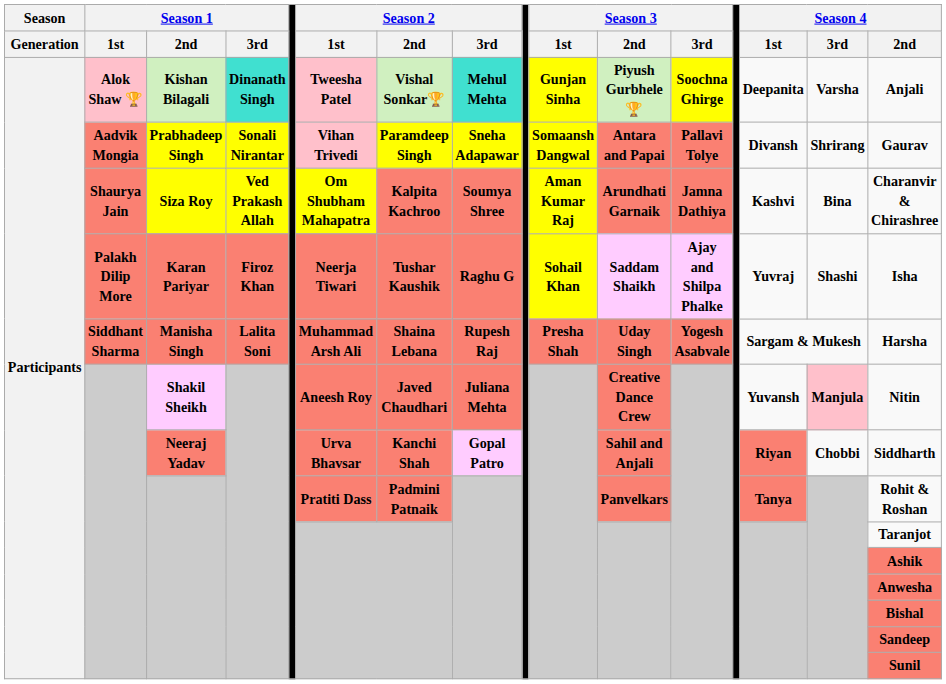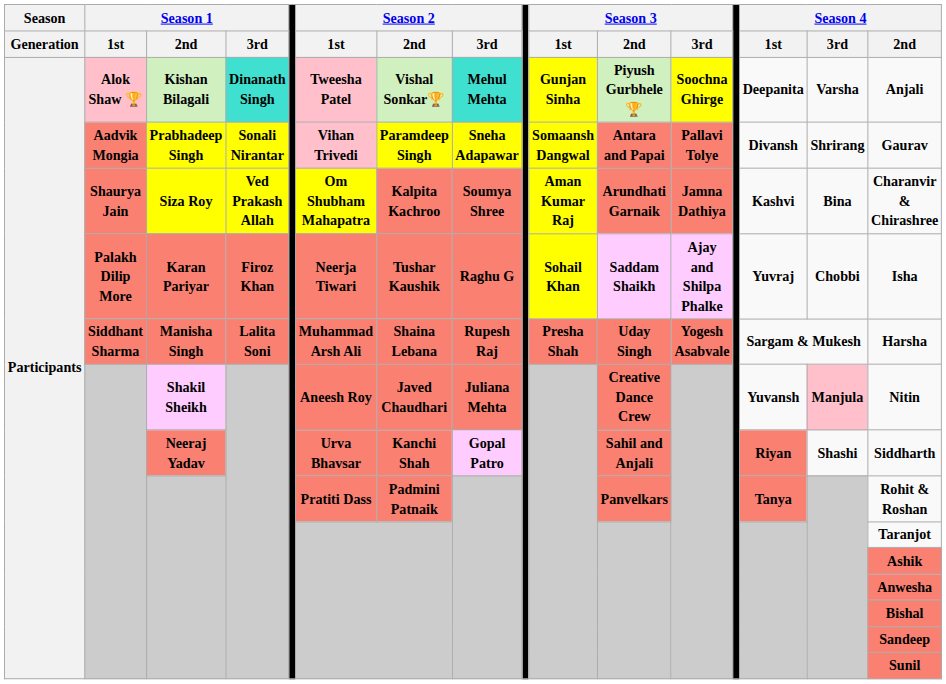(837, 276) Shashi -> (837, 276) Chobbi
(837, 453) Chobbi -> (837, 453) Shashi
